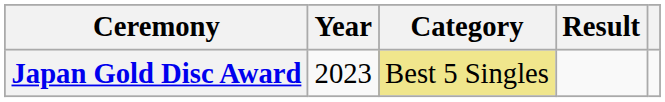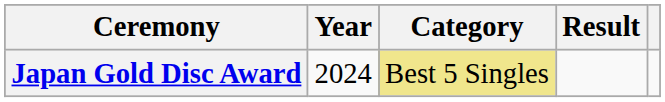(343, 72) 2023 -> (343, 72) 2024
